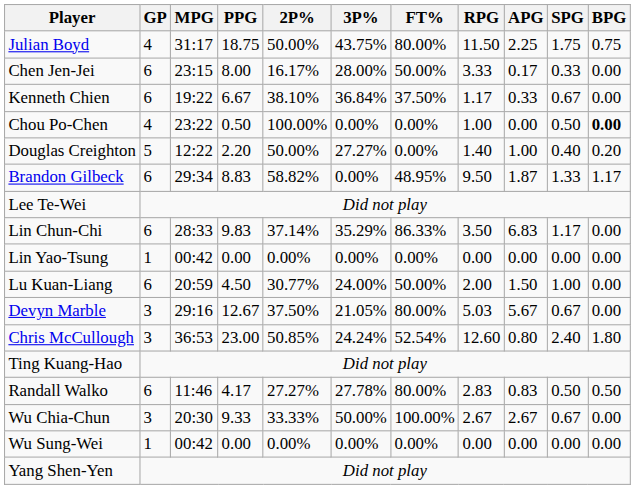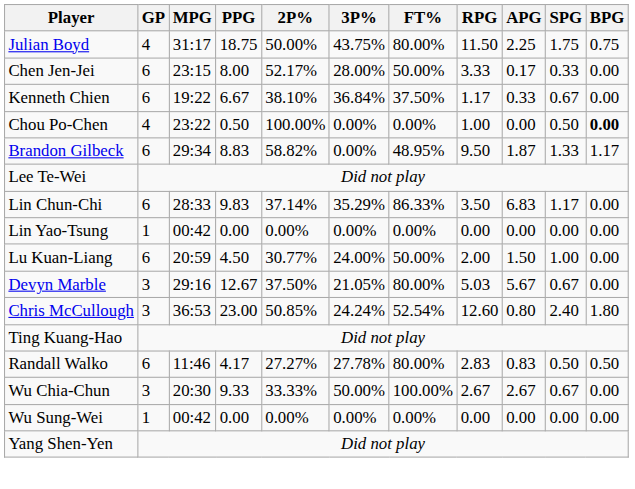(293, 71) 16.17% -> (291, 71) 52.17%
- row: (72, 151)
